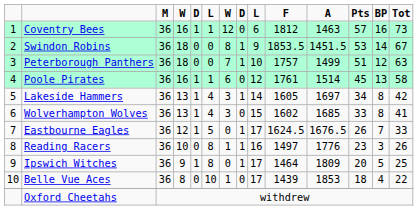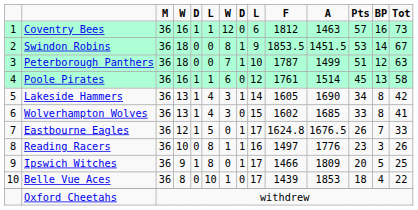(286, 63) 1757 -> (286, 63) 1787
(328, 96) 1697 -> (328, 96) 1690
(286, 130) 1624.5 -> (286, 130) 1624.8
(286, 163) 1464 -> (286, 163) 1466
